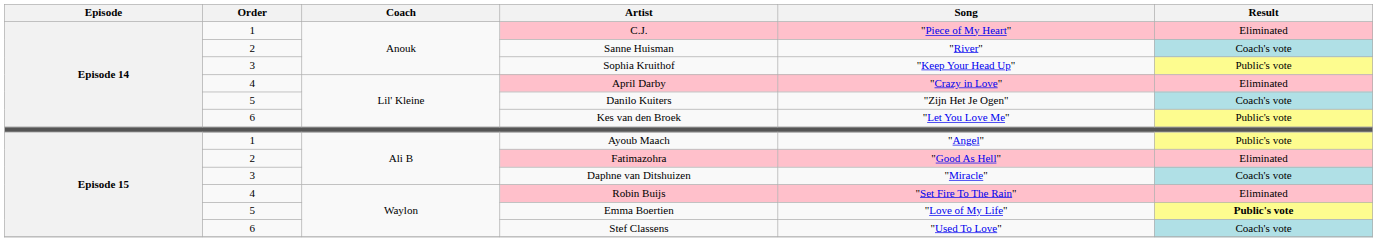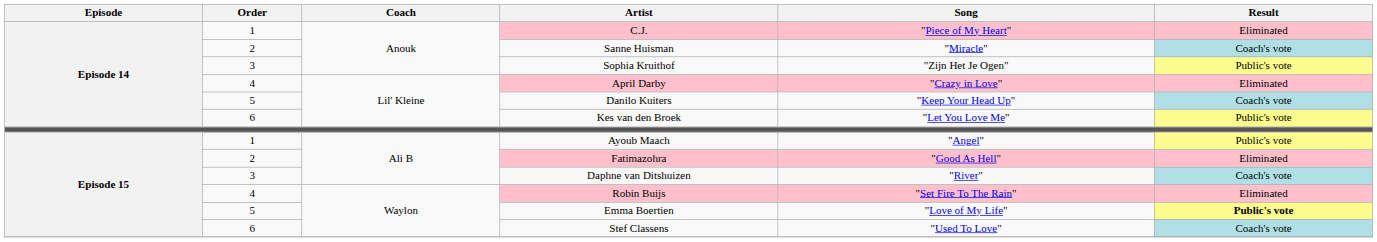(966, 48) "River" -> (966, 48) "Miracle"
(966, 65) "Keep Your Head Up" -> (966, 65) "Zijn Het Je Ogen"
(966, 100) "Zijn Het Je Ogen" -> (966, 100) "Keep Your Head Up"
(966, 175) "Miracle" -> (966, 175) "River"
